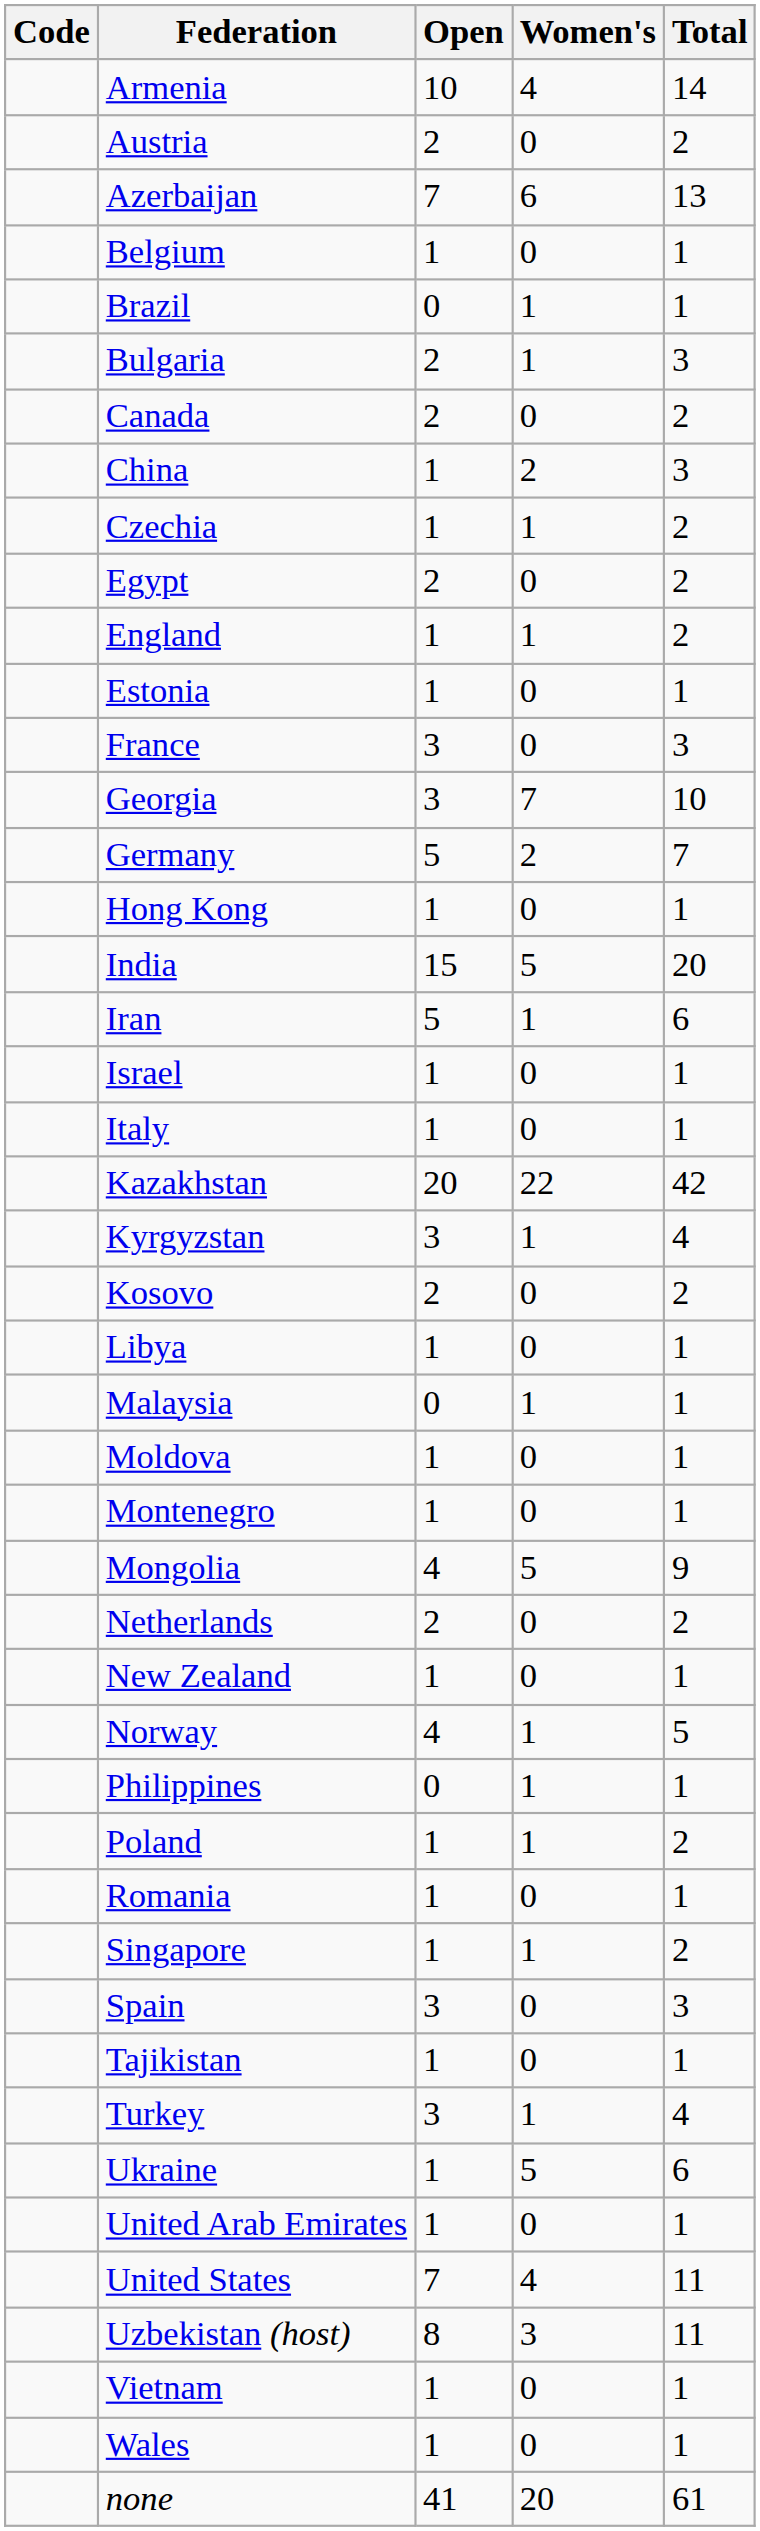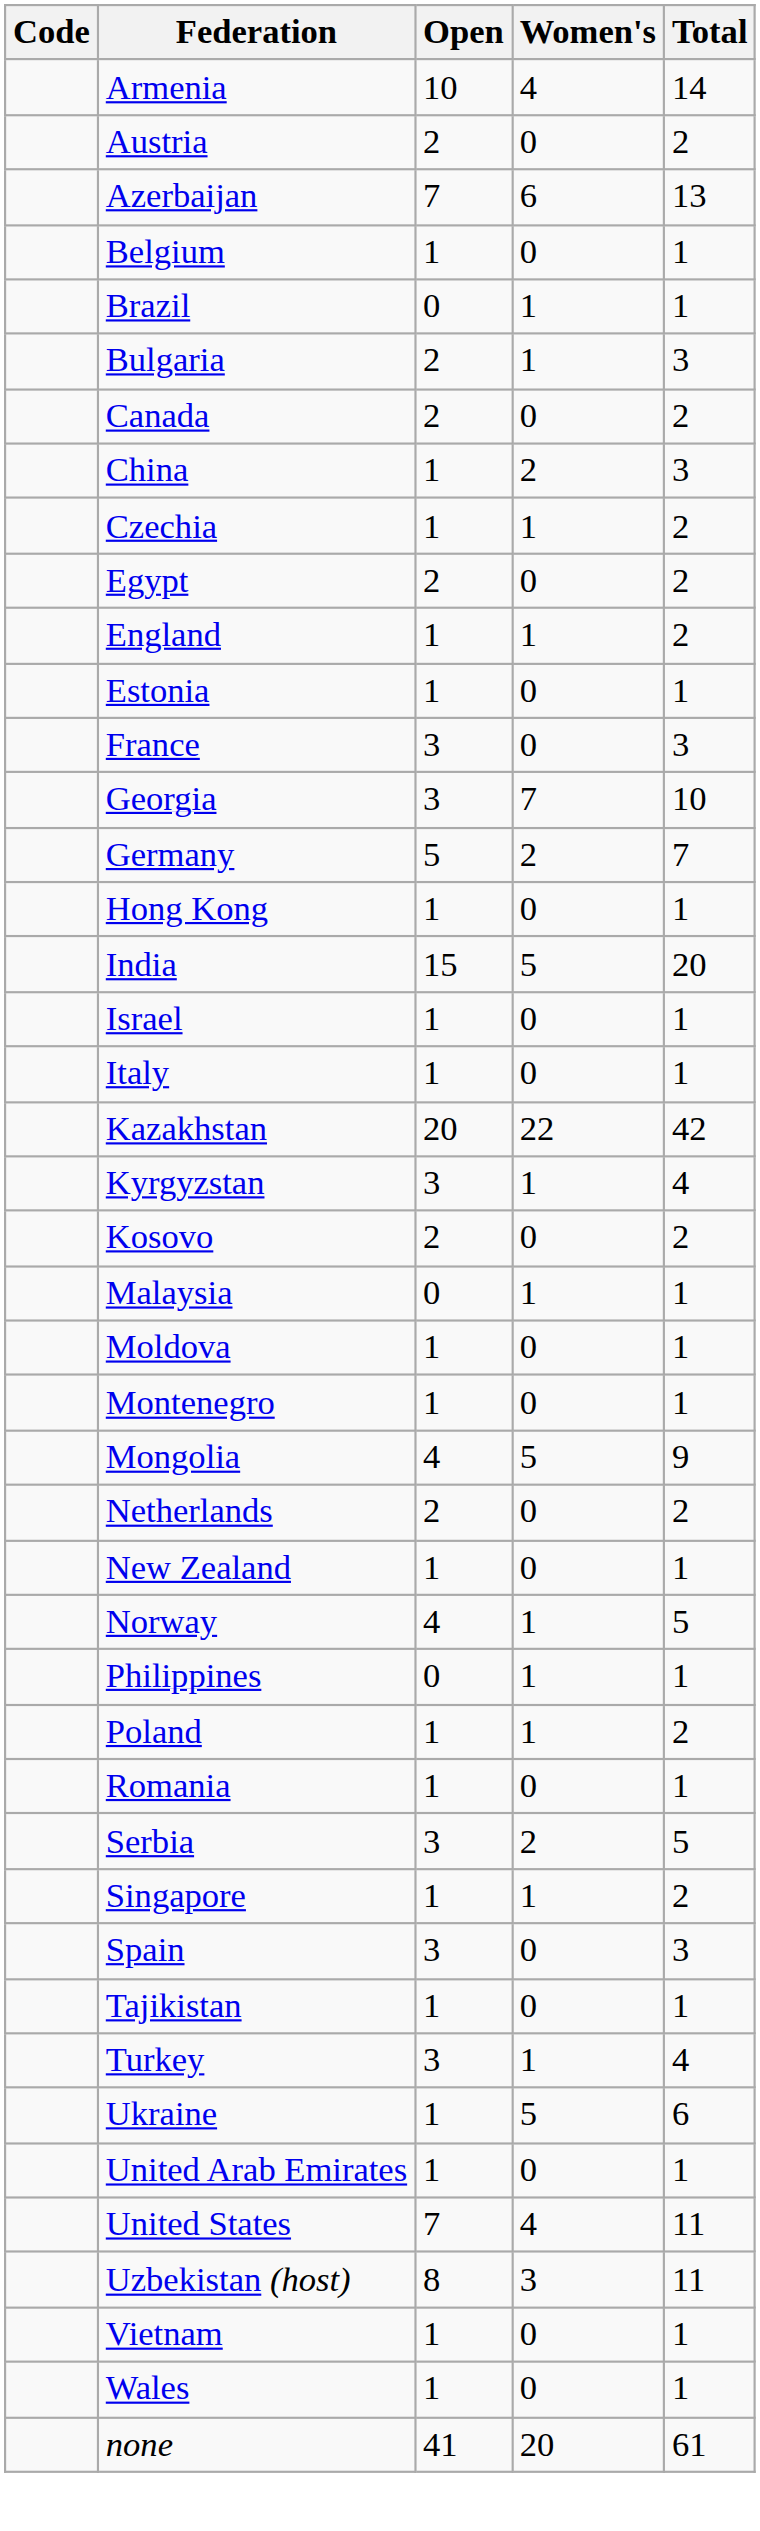- row: (134, 1018)
- row: (146, 1347)
+ row: (150, 1840)
